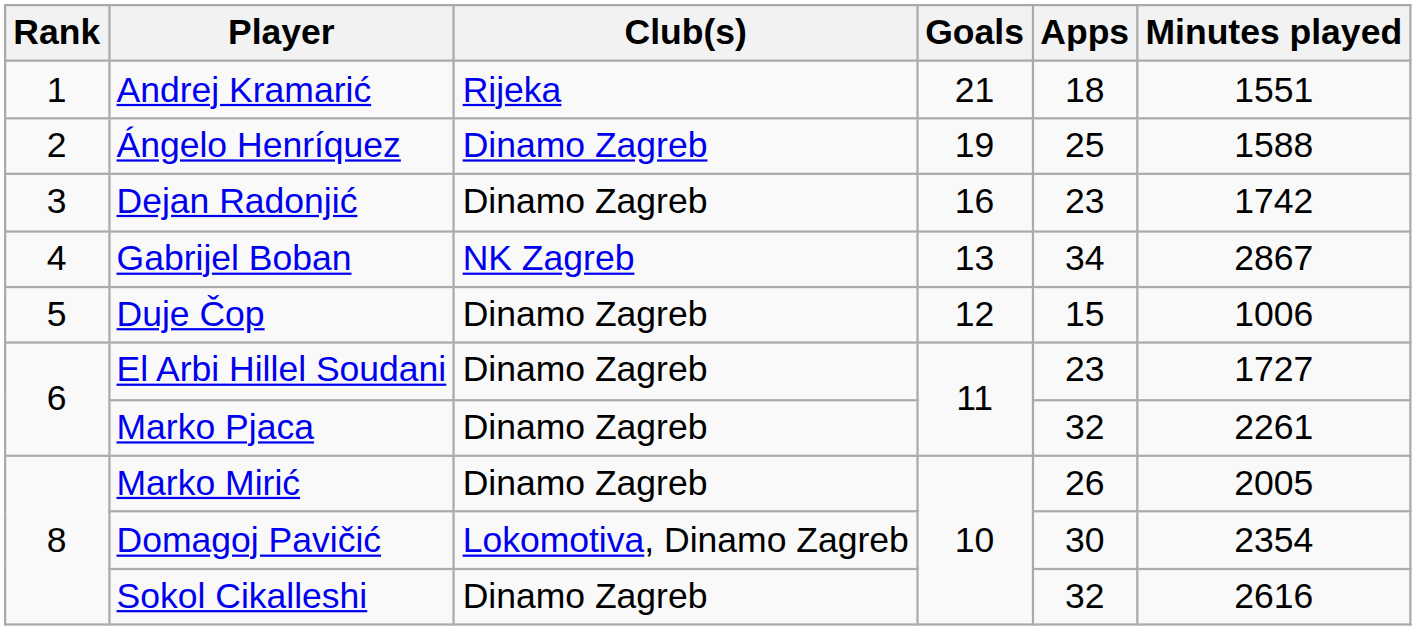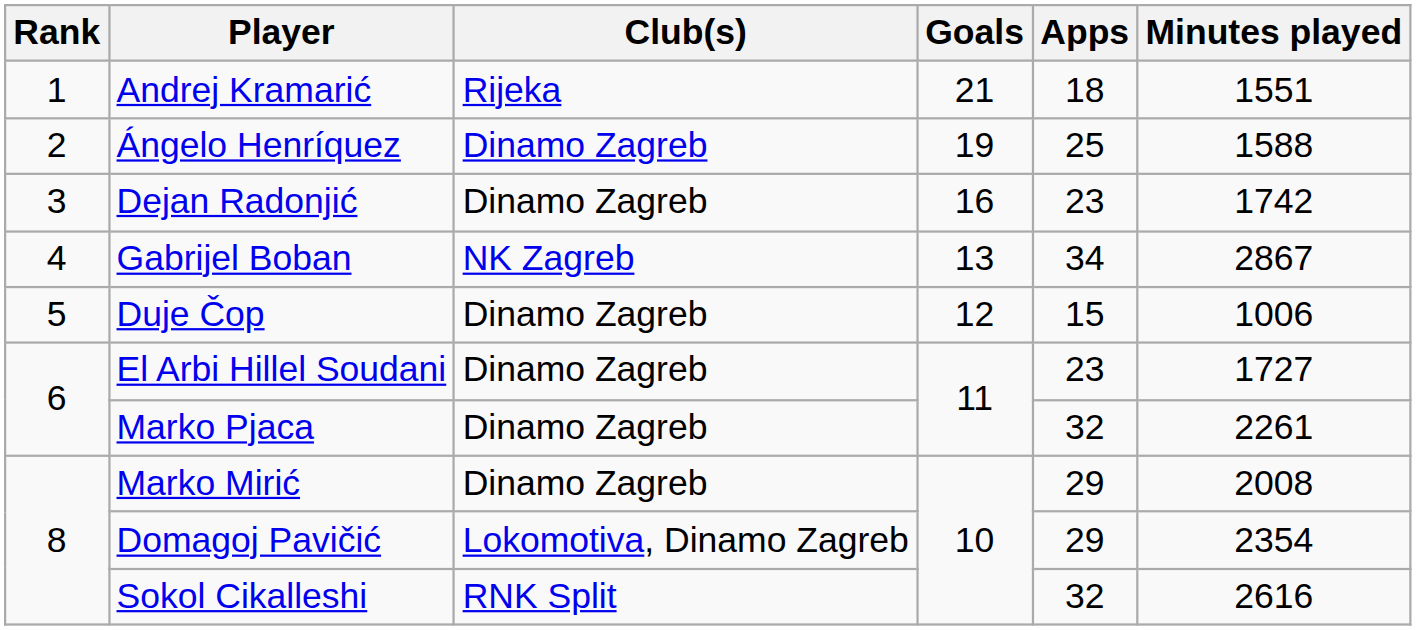(1085, 483) 26 -> (1085, 483) 29
(1274, 483) 2005 -> (1274, 483) 2008
(1085, 539) 30 -> (1085, 539) 29
(585, 595) Dinamo Zagreb -> (540, 595) RNK Split
